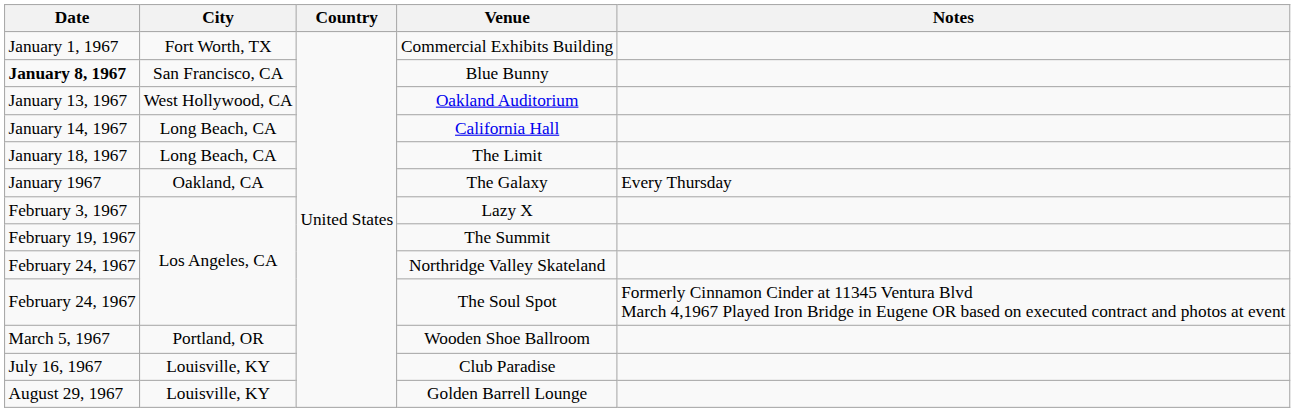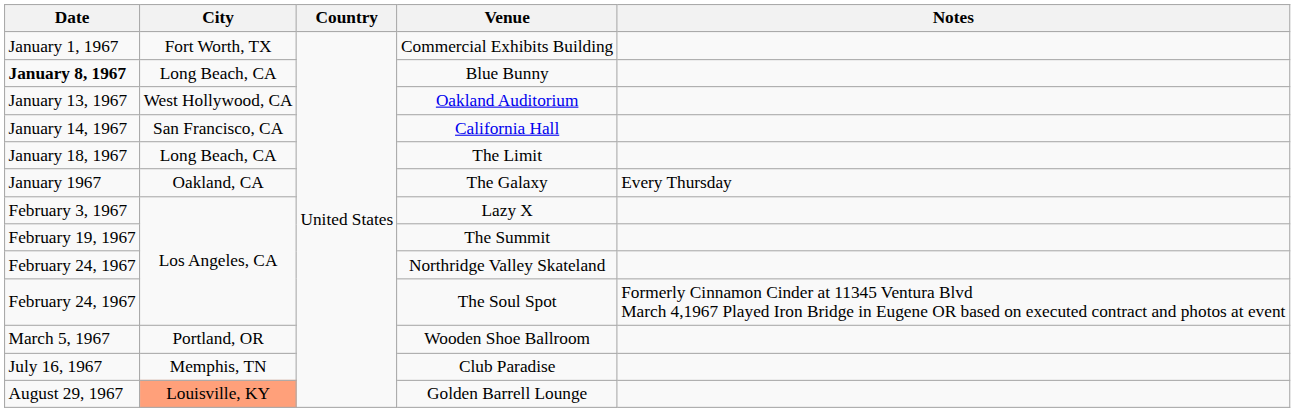(218, 73) San Francisco, CA -> (218, 73) Long Beach, CA
(218, 127) Long Beach, CA -> (218, 127) San Francisco, CA
(218, 366) Louisville, KY -> (218, 366) Memphis, TN
(218, 393) no background -> (218, 393) lightsalmon background
